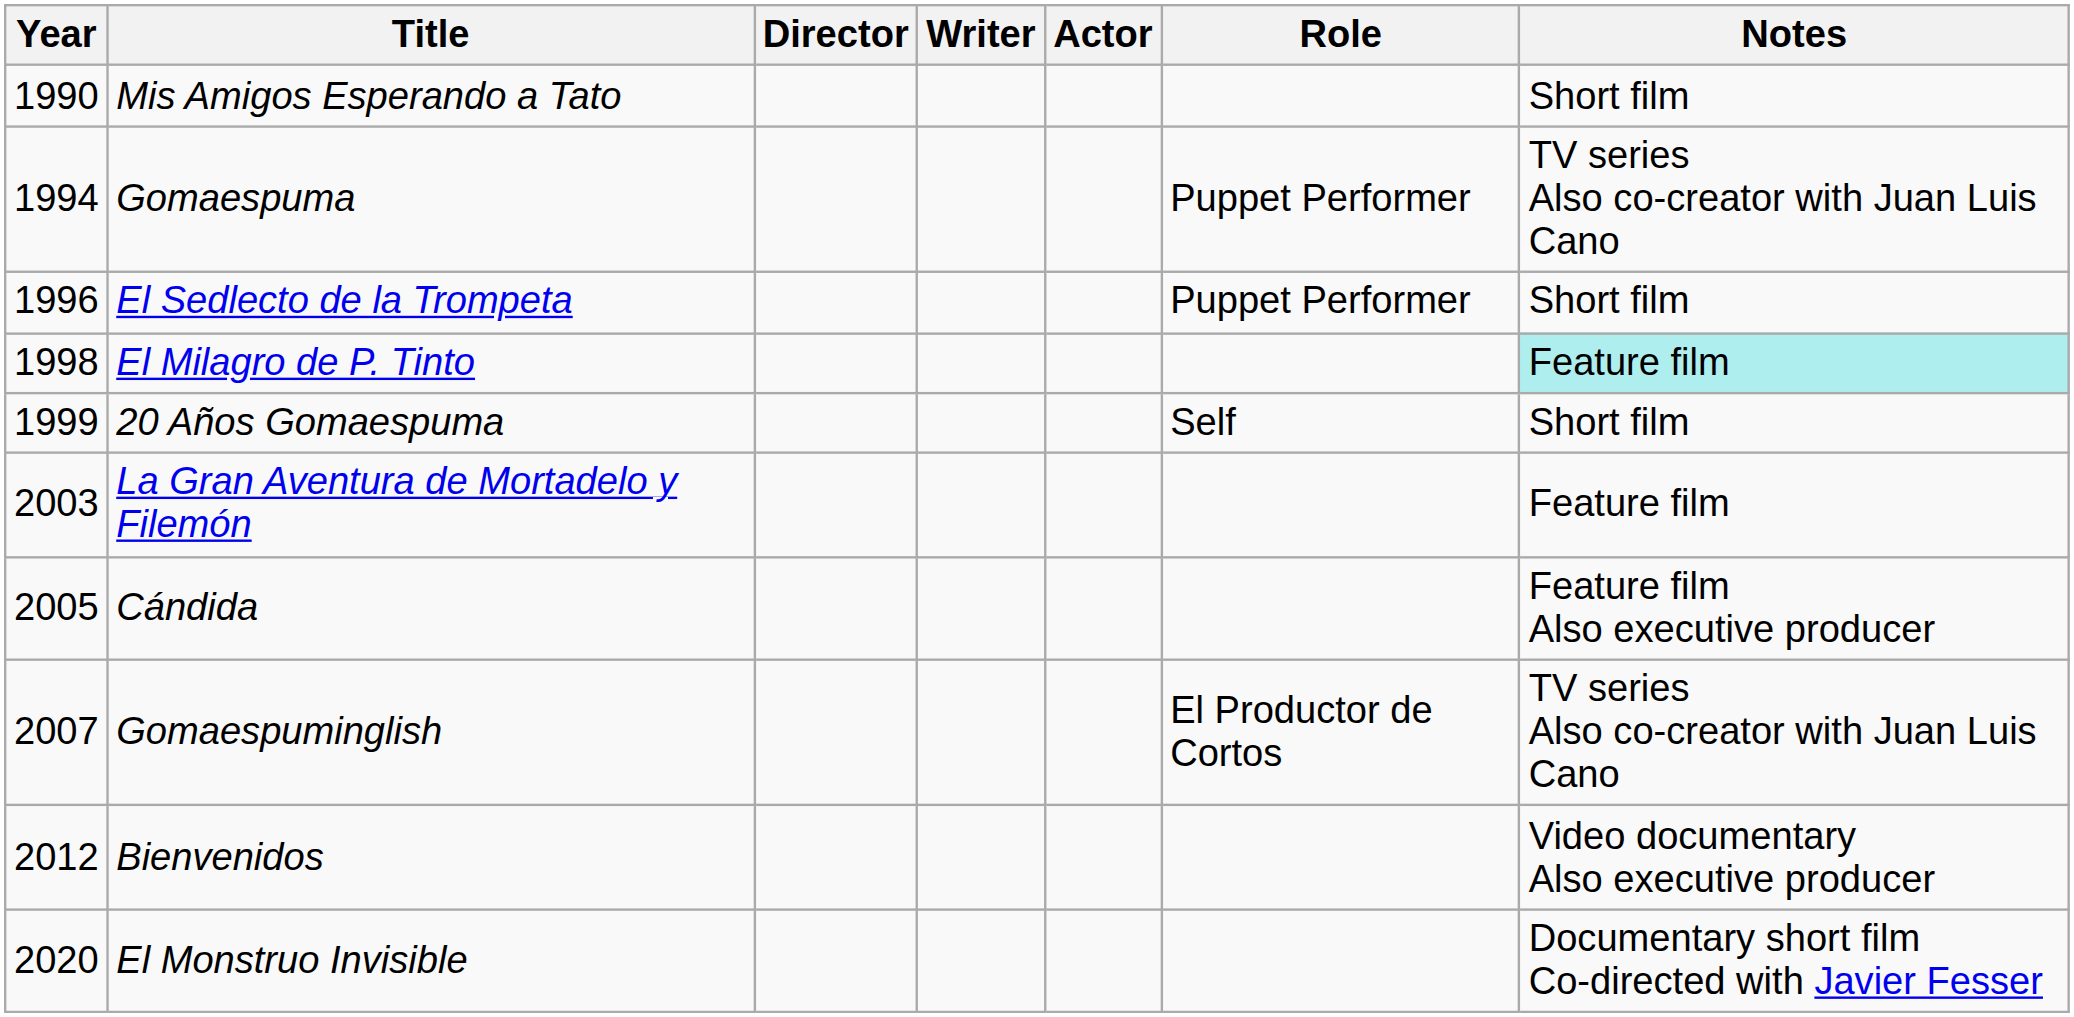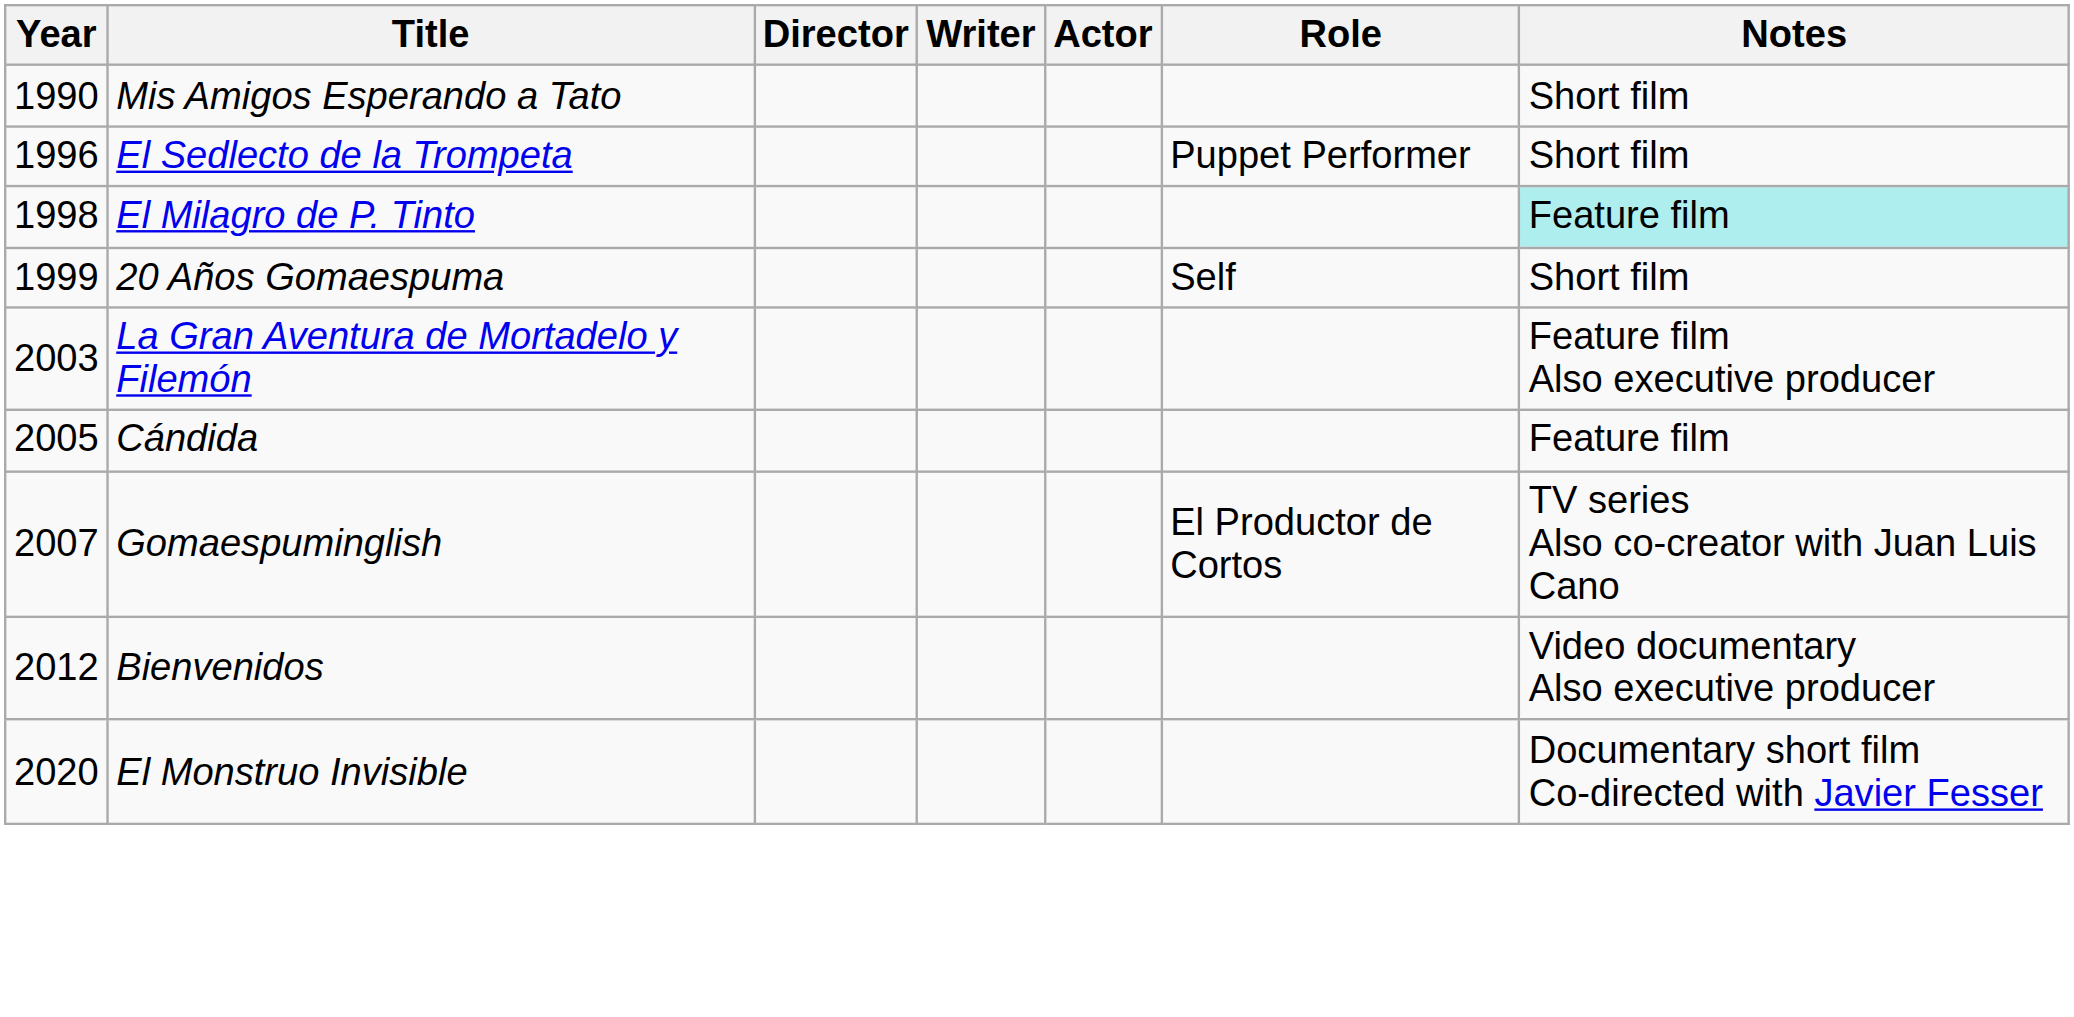- row: (236, 198)
(1629, 504) Feature film -> (1732, 358) Feature film Also executive producer
(1732, 607) Feature film Also executive producer -> (1629, 439) Feature film
